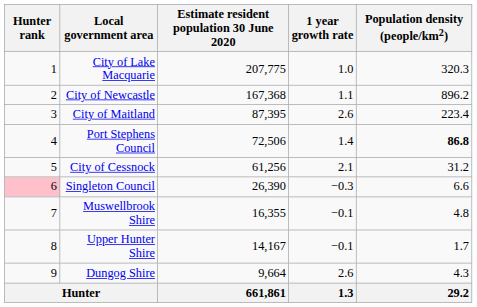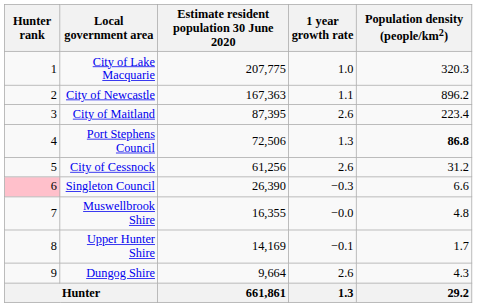(266, 94) 167,368 -> (266, 94) 167,363
(346, 140) 1.4 -> (346, 140) 1.3
(346, 167) 2.1 -> (346, 167) 2.6
(342, 213) −0.1 -> (342, 213) −0.0
(269, 246) 14,167 -> (269, 246) 14,169
